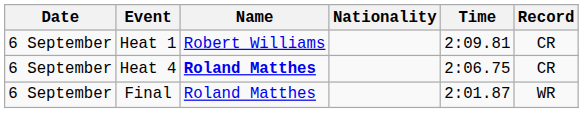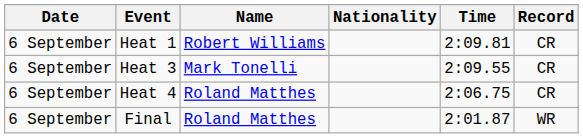+ row: (148, 69)
(250, 69) bold -> (250, 94) normal
